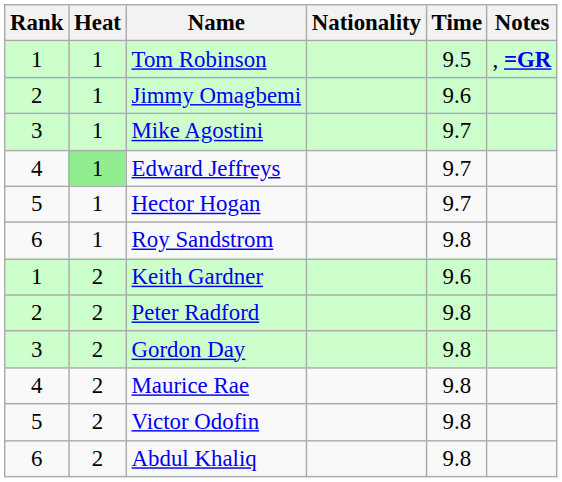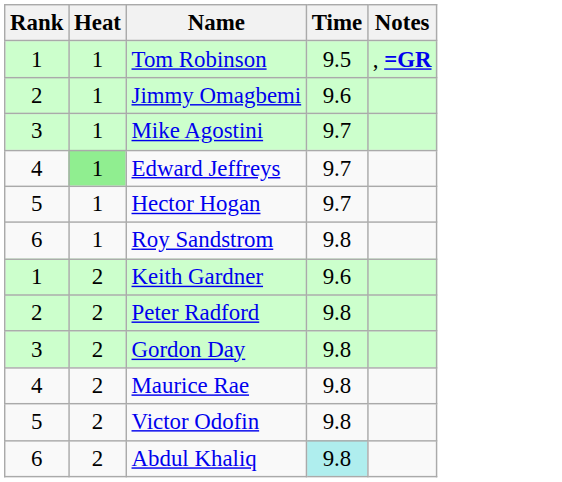- column: (366, 22)
(457, 458) no background -> (337, 458) paleturquoise background
